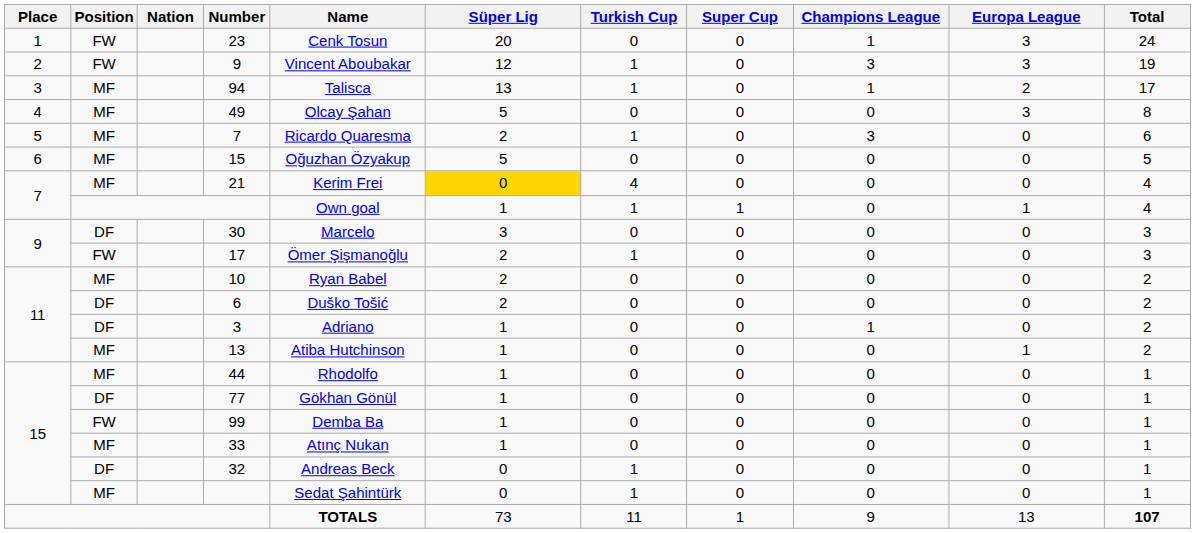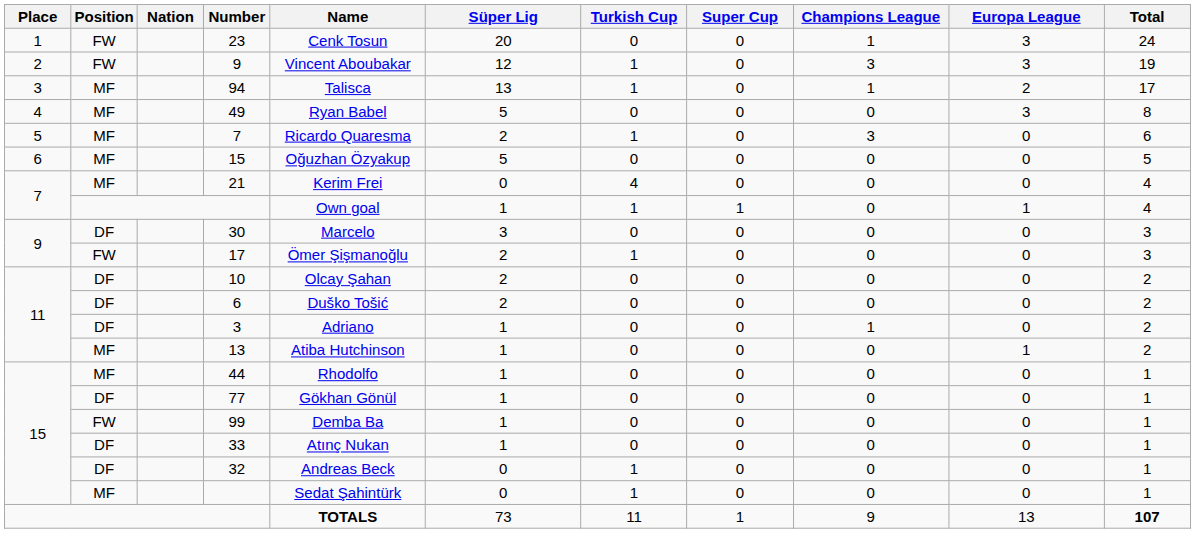(348, 112) Olcay Şahan -> (348, 112) Ryan Babel
(503, 183) gold background -> (503, 183) no background
(104, 279) MF -> (104, 279) DF
(348, 279) Ryan Babel -> (348, 279) Olcay Şahan
(104, 445) MF -> (104, 445) DF
